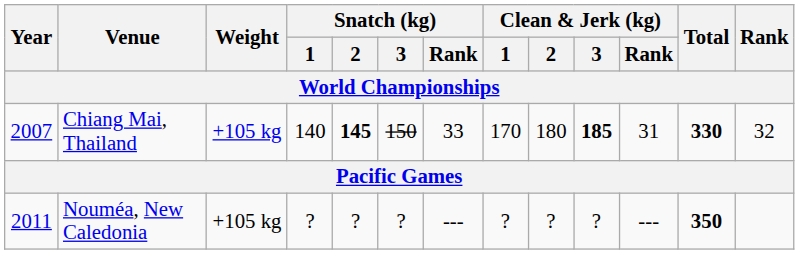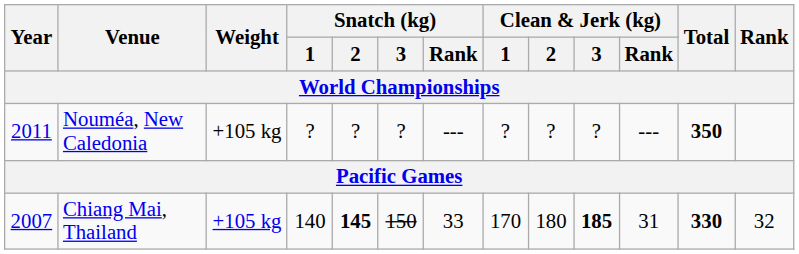rows swapped: (115, 131) <-> (123, 221)
